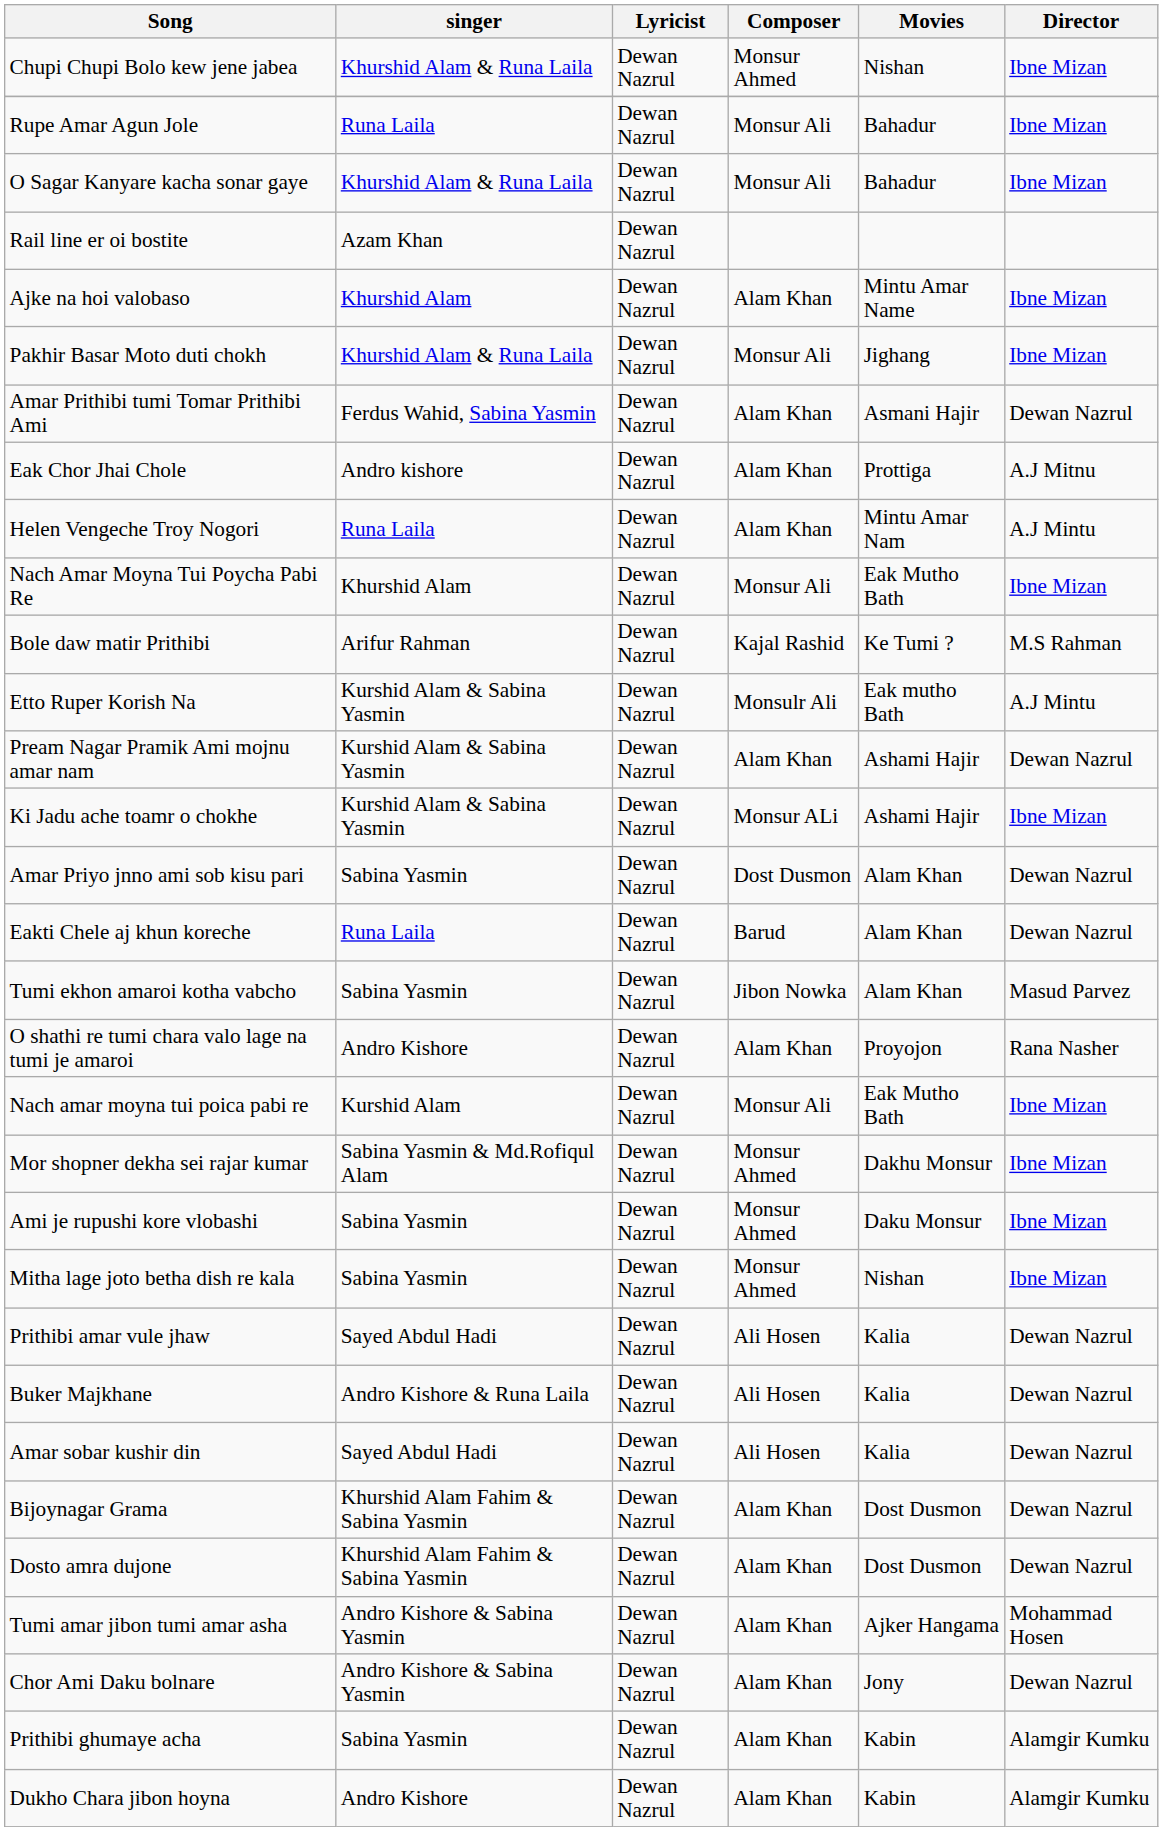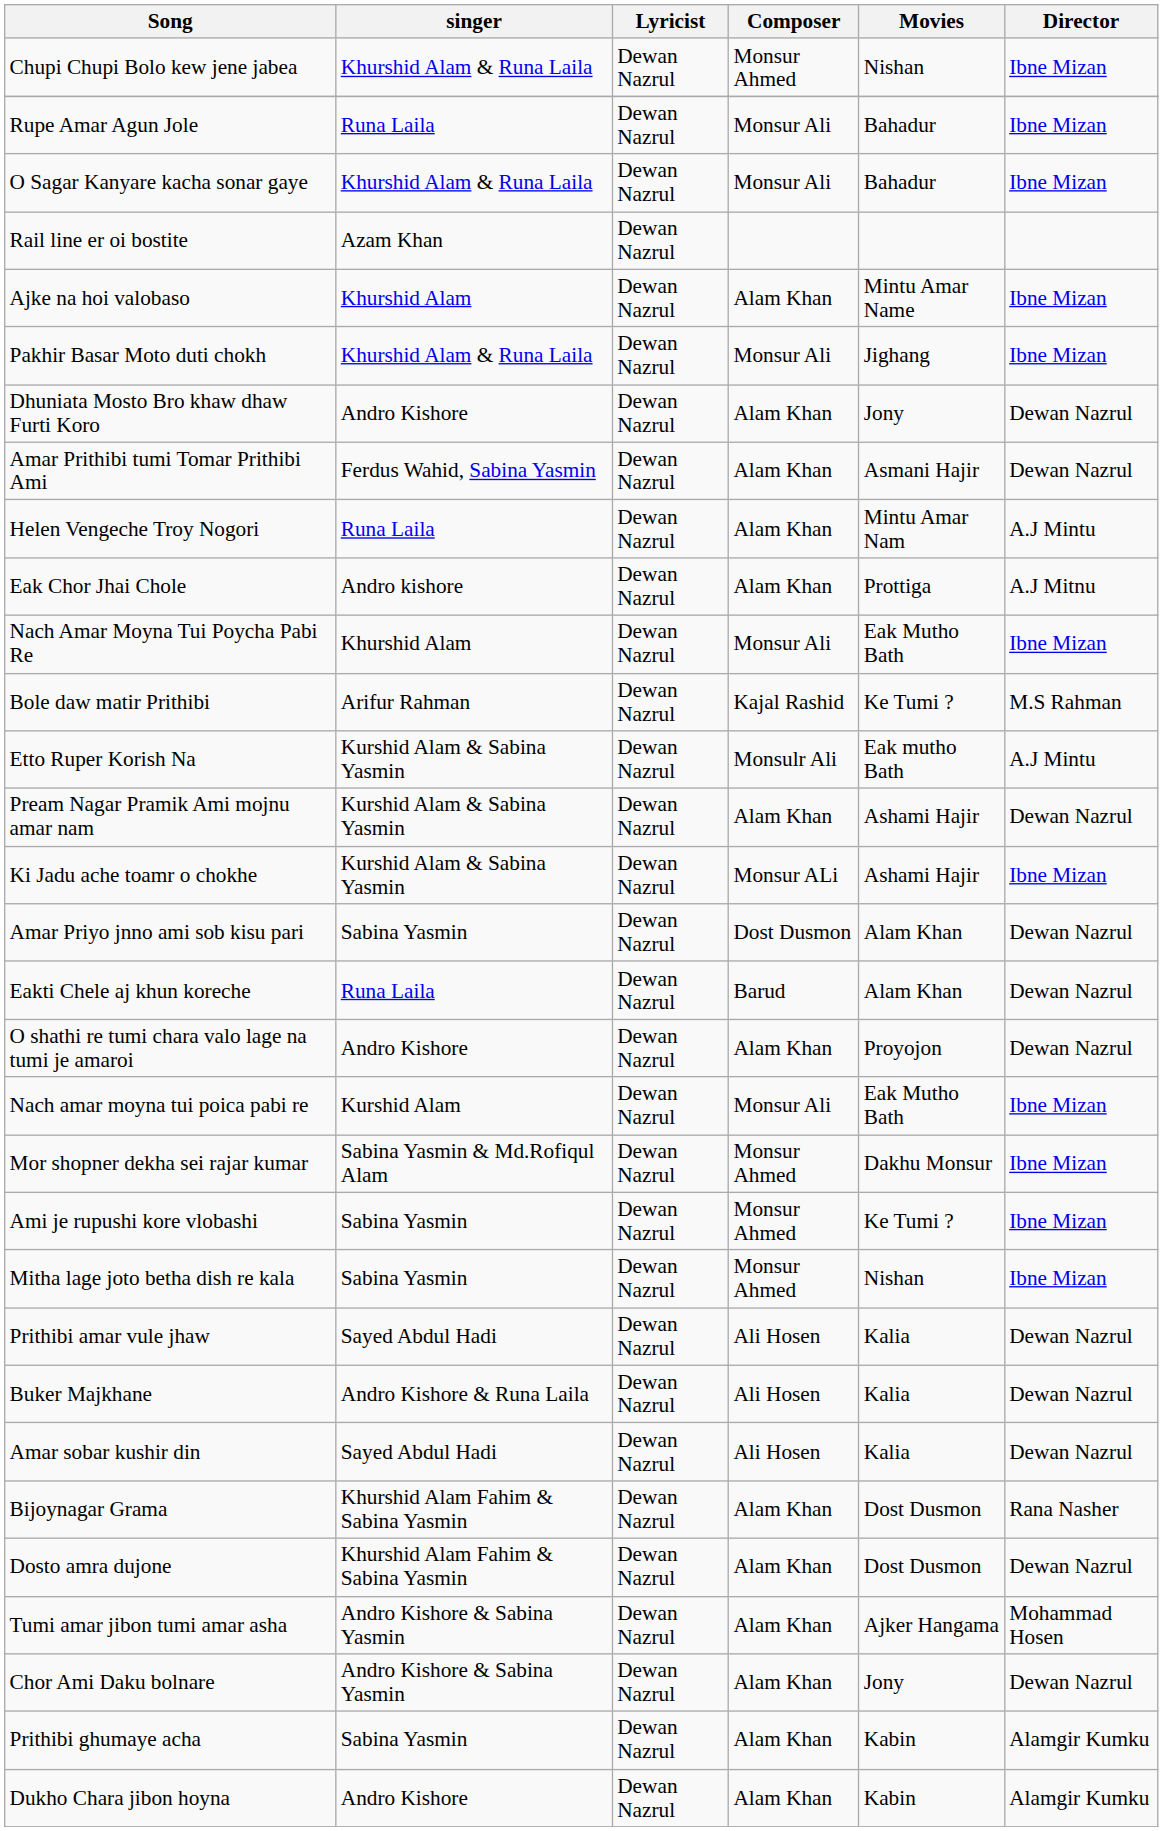+ row: (148, 413)
rows swapped: (98, 470) <-> (134, 528)
- row: (153, 990)
(1064, 1047) Rana Nasher -> (1071, 1047) Dewan Nazrul
(923, 1220) Daku Monsur -> (909, 1220) Ke Tumi ?
(1071, 1509) Dewan Nazrul -> (1064, 1509) Rana Nasher
